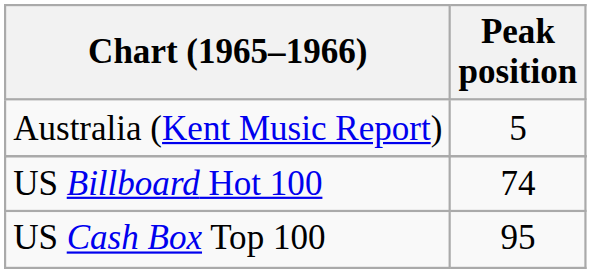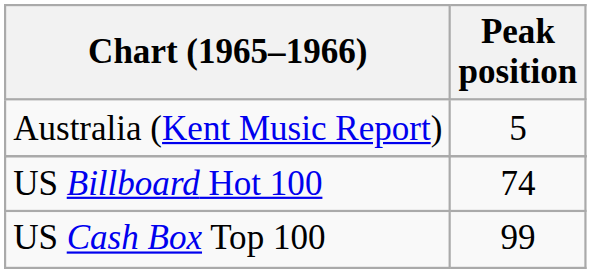(518, 238) 95 -> (518, 238) 99
